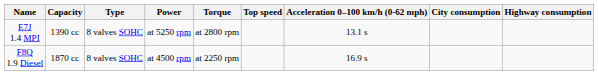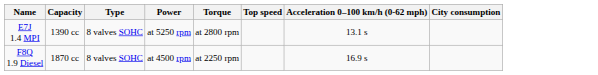- column: (548, 12)
